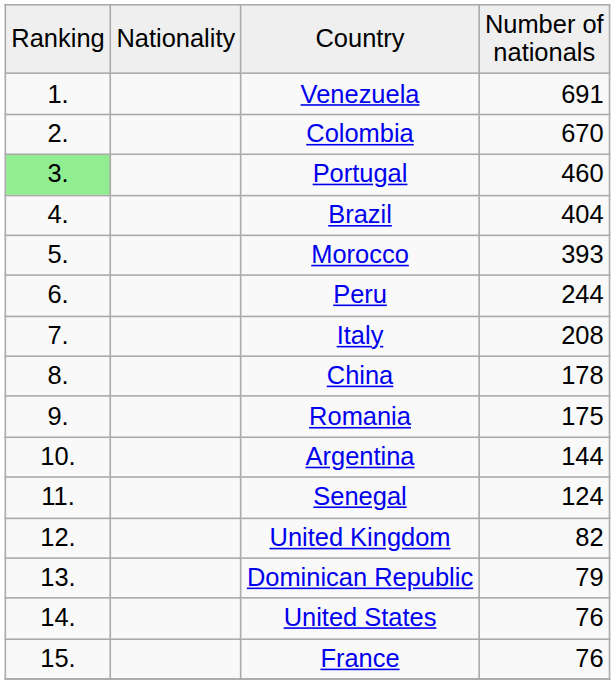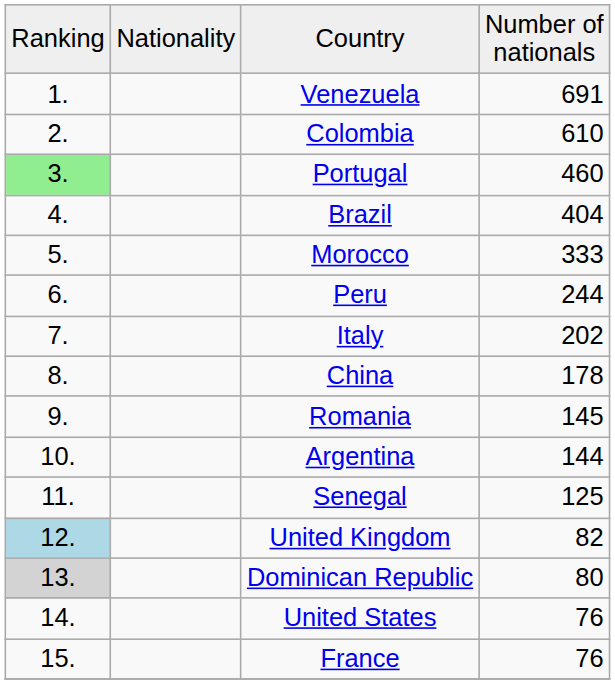(582, 133) 670 -> (582, 133) 610
(582, 255) 393 -> (582, 255) 333
(582, 335) 208 -> (582, 335) 202
(582, 416) 175 -> (582, 416) 145
(582, 497) 124 -> (582, 497) 125
(58, 537) no background -> (58, 537) lightblue background
(58, 577) no background -> (58, 577) lightgrey background
(590, 577) 79 -> (590, 577) 80
